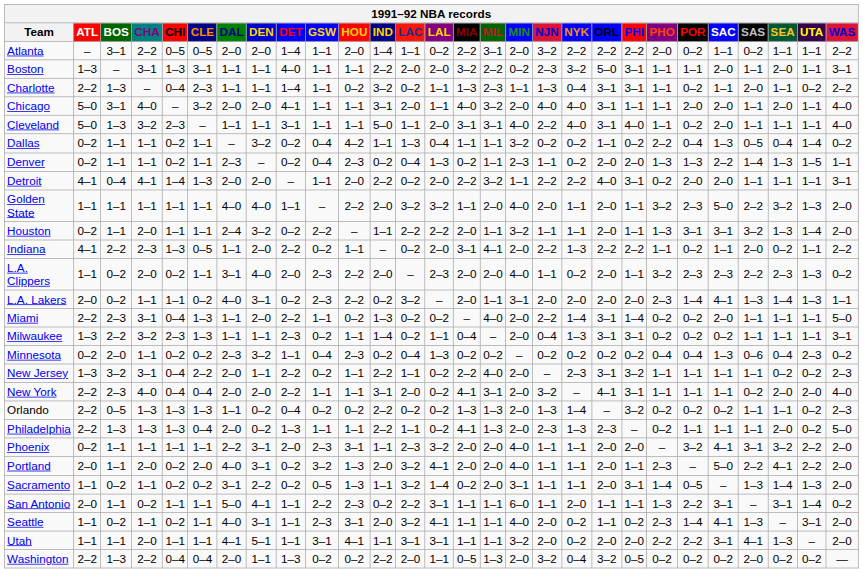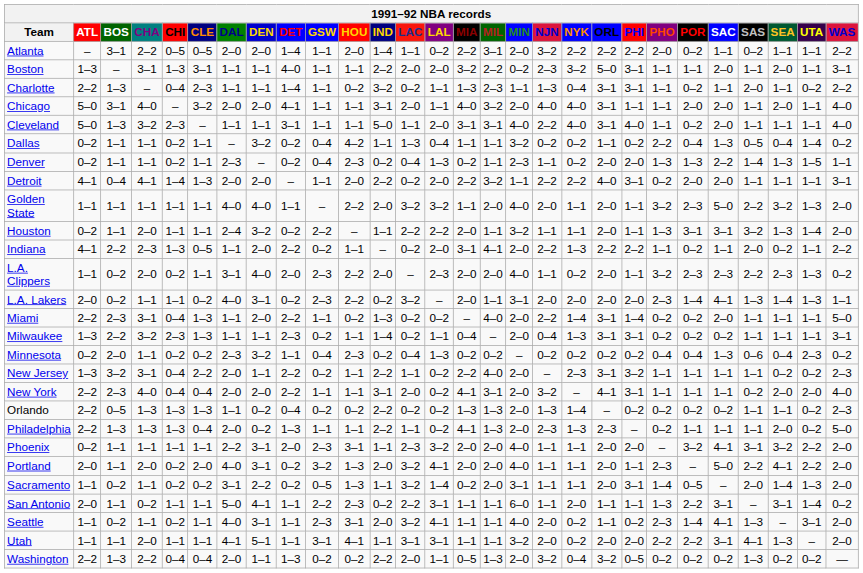(634, 411) 3–2 -> (634, 411) 0–2
(753, 485) 1–3 -> (753, 485) 2–0
(753, 559) 2–0 -> (753, 559) 1–3
